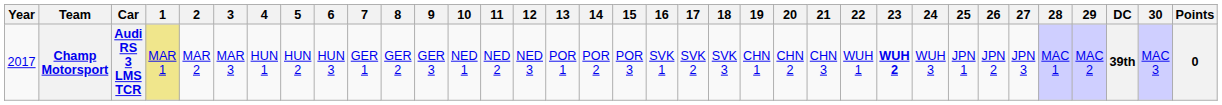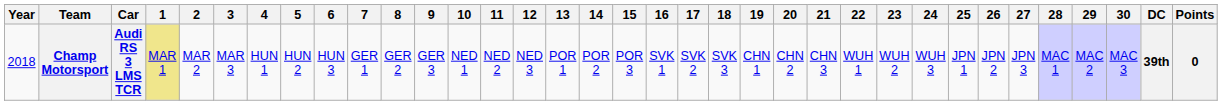columns swapped: (1156, 14) <-> (1123, 14)
(22, 62) 2017 -> (22, 62) 2018
(894, 62) bold -> (894, 62) normal
